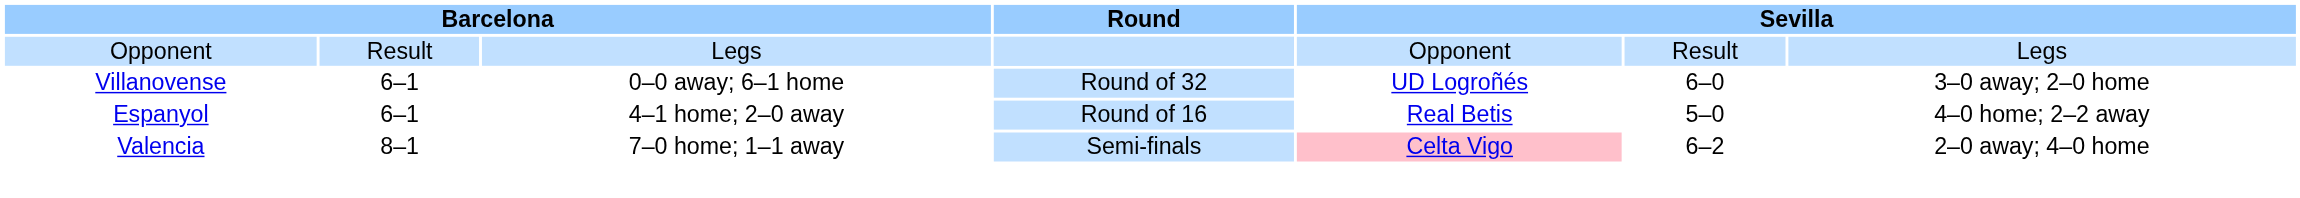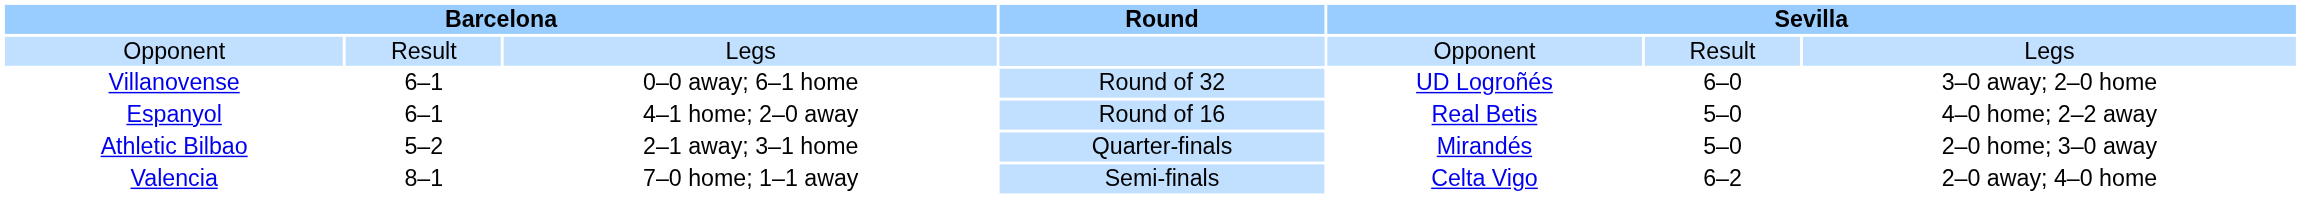+ row: (174, 146)
(1460, 146) pink background -> (1484, 178) no background
